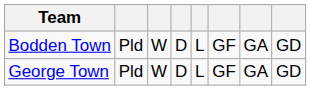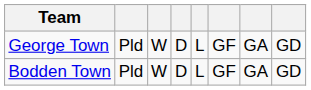rows swapped: (60, 44) <-> (59, 71)
